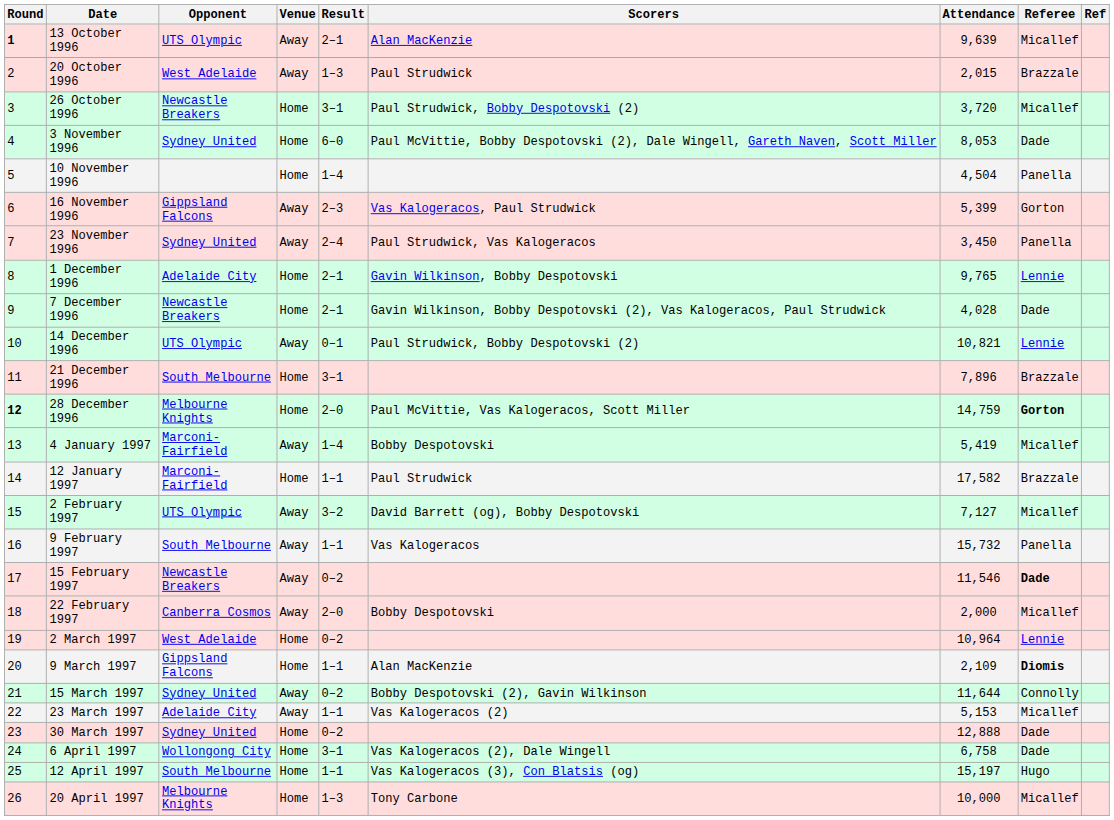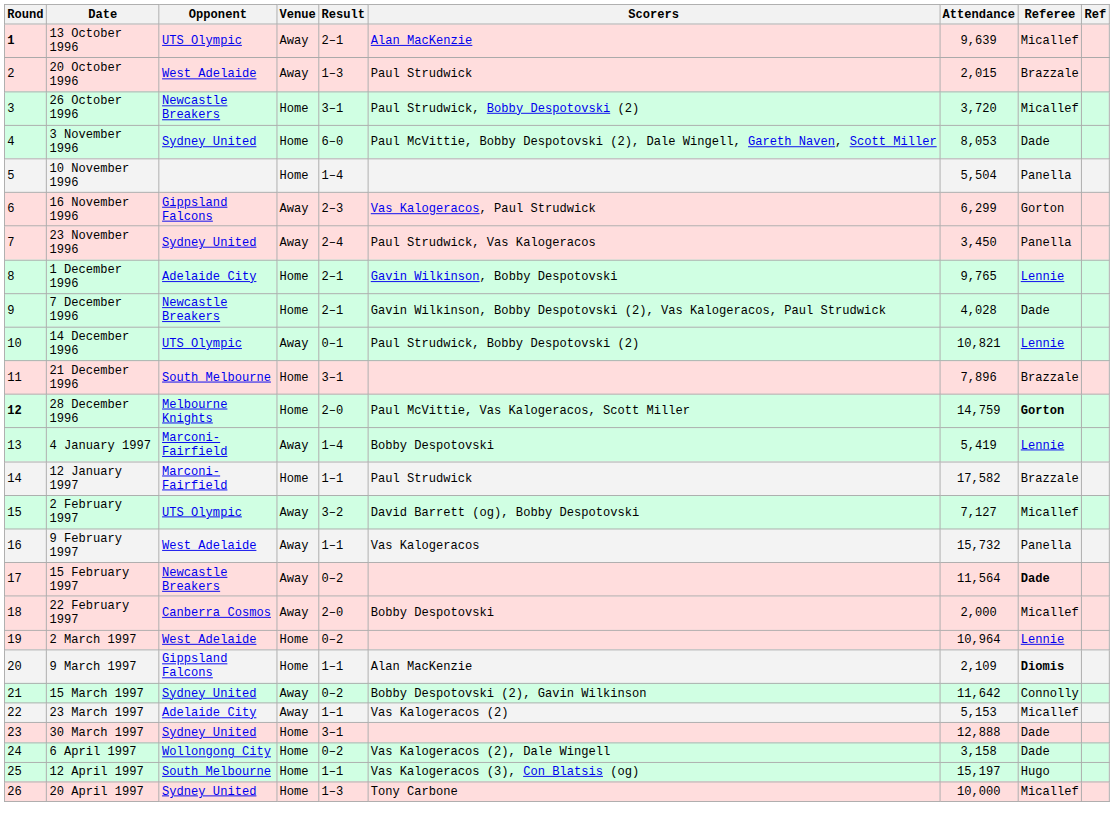(979, 176) 4,504 -> (979, 176) 5,504
(979, 209) 5,399 -> (979, 209) 6,299
(1050, 445) Micallef -> (1043, 445) Lennie
(217, 546) South Melbourne -> (209, 546) West Adelaide
(979, 579) 11,546 -> (979, 579) 11,564
(979, 693) 11,644 -> (979, 693) 11,642
(332, 733) 0–2 -> (332, 733) 3–1
(332, 752) 3–1 -> (332, 752) 0–2
(979, 752) 6,758 -> (979, 752) 3,158
(195, 799) Melbourne Knights -> (209, 792) Sydney United
